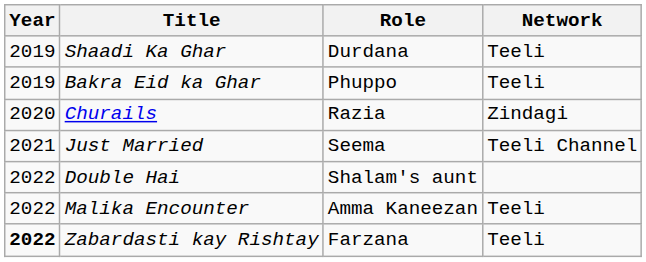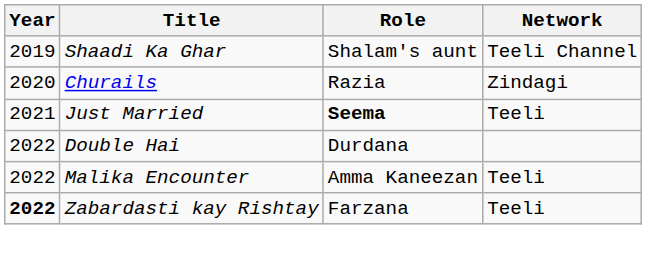(368, 52) Durdana -> (403, 52) Shalam's aunt
(516, 52) Teeli -> (562, 52) Teeli Channel
- row: (163, 83)
(357, 146) normal -> (357, 114) bold
(562, 146) Teeli Channel -> (516, 114) Teeli
(403, 177) Shalam's aunt -> (368, 146) Durdana
